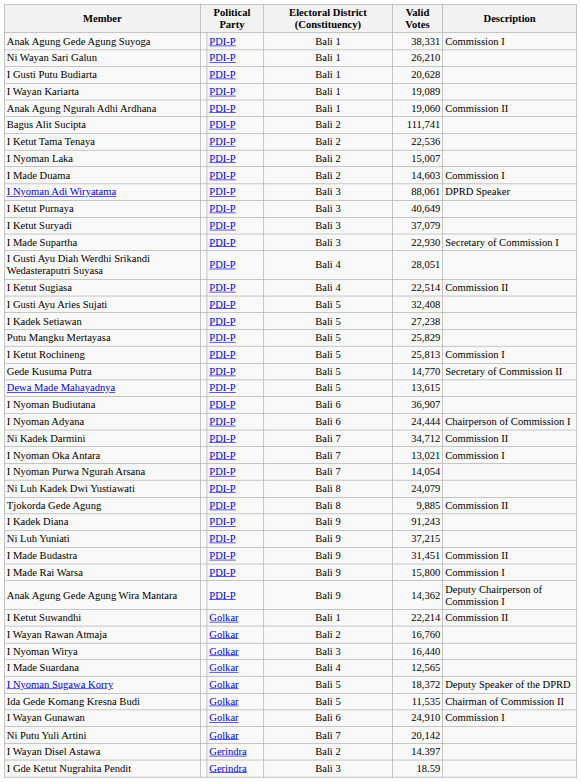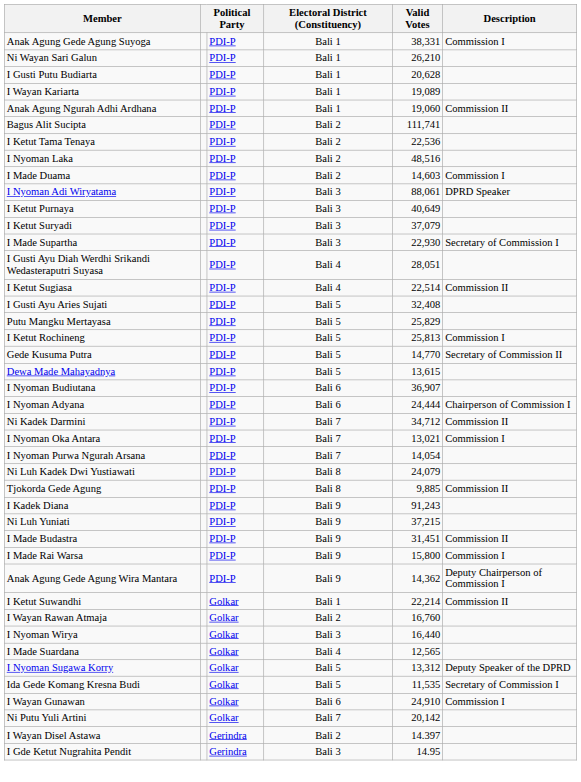(426, 158) 15,007 -> (426, 158) 48,516
- row: (44, 321)
(426, 684) 18,372 -> (426, 668) 13,312
(505, 701) Chairman of Commission II -> (502, 684) Secretary of Commission I
(428, 768) 18.59 -> (428, 751) 14.95
